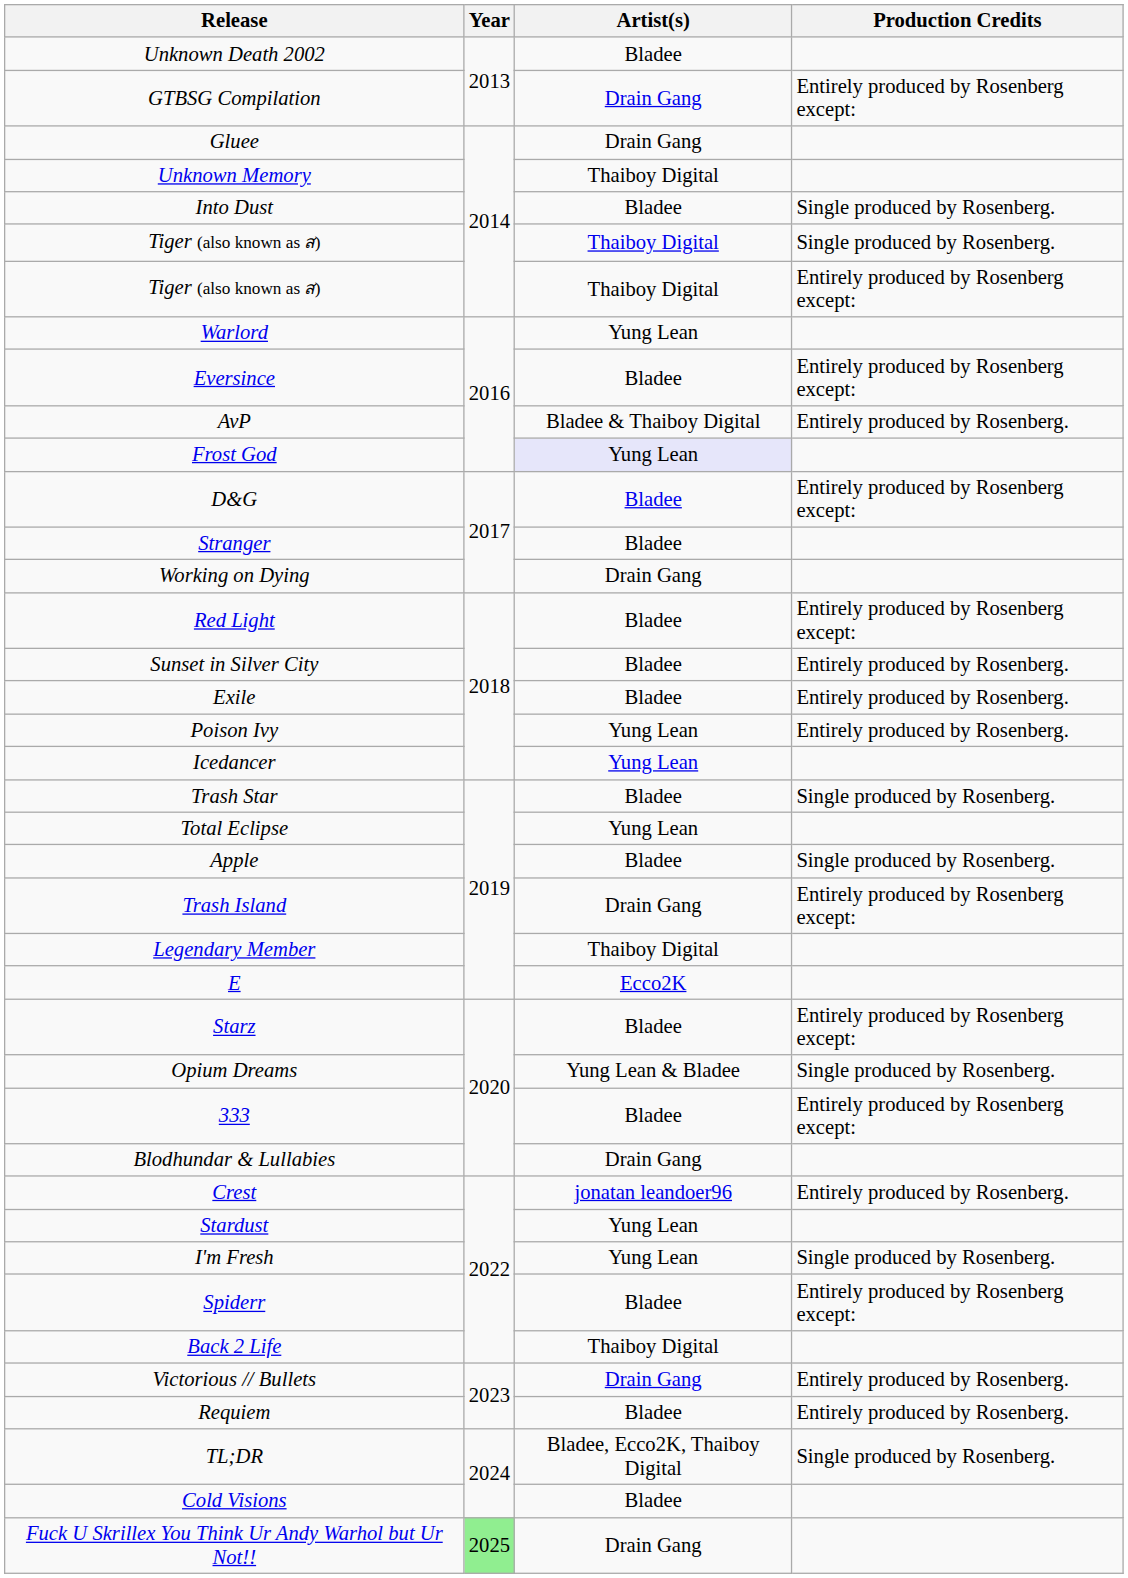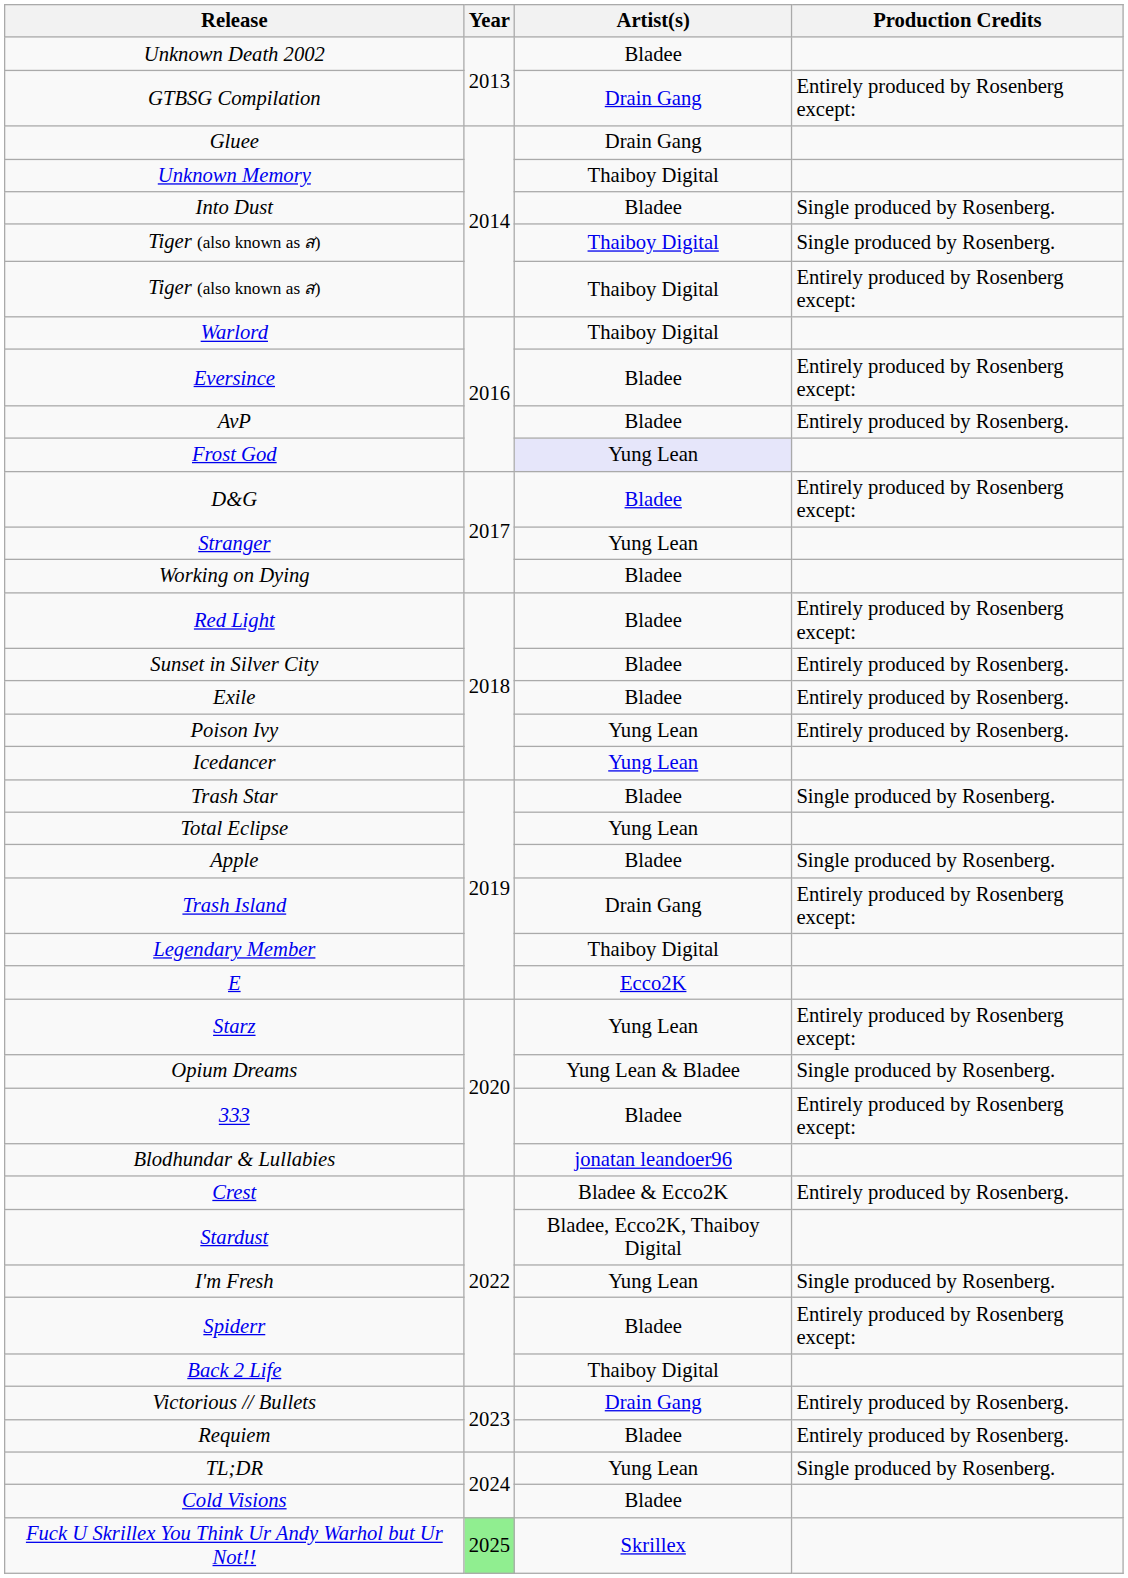(653, 333) Yung Lean -> (653, 333) Thaiboy Digital
(653, 421) Bladee & Thaiboy Digital -> (653, 421) Bladee
(653, 543) Bladee -> (653, 543) Yung Lean
(653, 575) Drain Gang -> (653, 575) Bladee
(653, 1026) Bladee -> (653, 1026) Yung Lean
(653, 1159) Drain Gang -> (653, 1159) jonatan leandoer96
(653, 1192) jonatan leandoer96 -> (653, 1192) Bladee & Ecco2K
(653, 1225) Yung Lean -> (653, 1236) Bladee, Ecco2K, Thaiboy Digital
(653, 1456) Bladee, Ecco2K, Thaiboy Digital -> (653, 1468) Yung Lean
(653, 1545) Drain Gang -> (653, 1545) Skrillex
